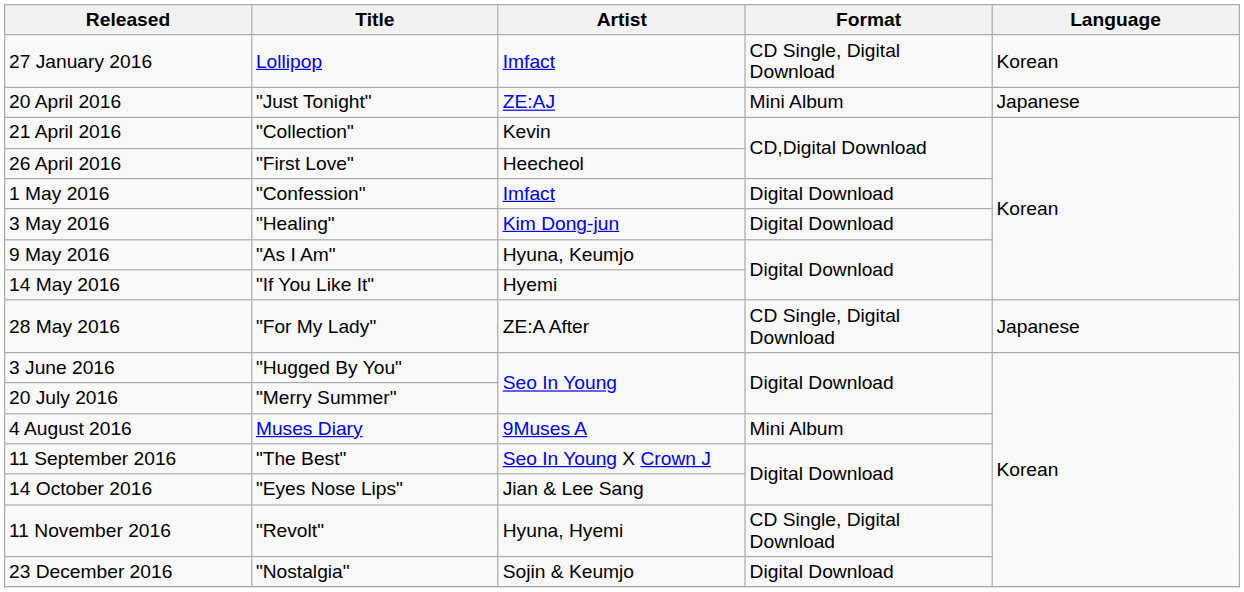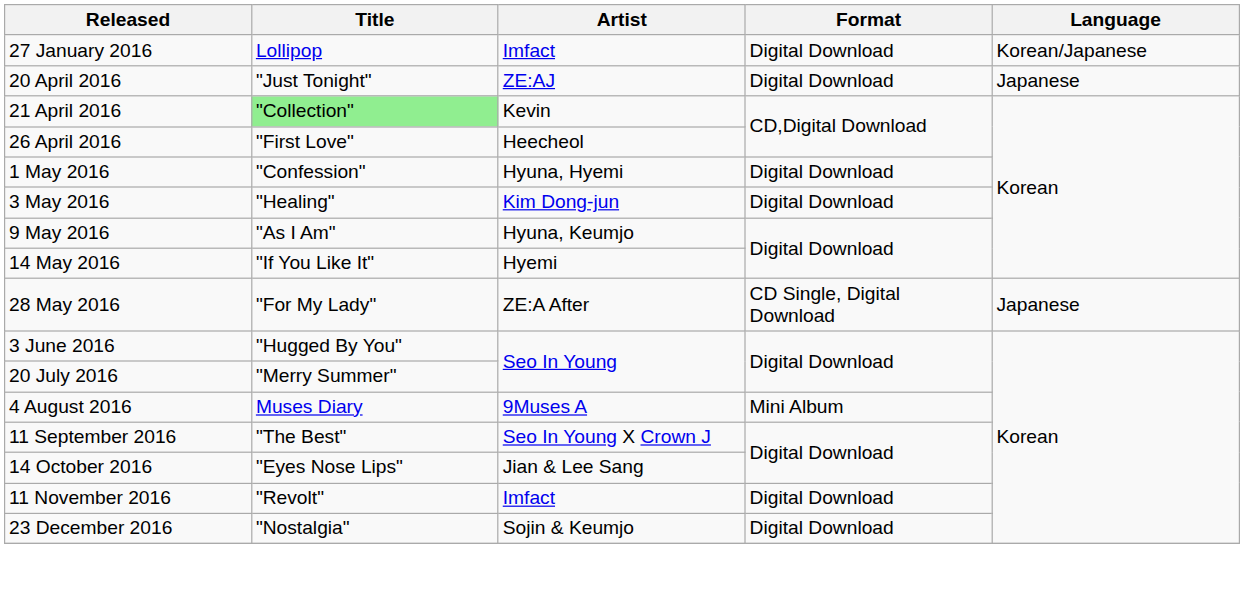(825, 60) CD Single, Digital Download -> (822, 50) Digital Download
(1027, 60) Korean -> (1072, 50) Korean/Japanese
(797, 102) Mini Album -> (822, 80) Digital Download
(305, 132) no background -> (305, 111) lightgreen background
(529, 193) Imfact -> (563, 171) Hyuna, Hyemi
(563, 530) Hyuna, Hyemi -> (529, 498) Imfact
(825, 530) CD Single, Digital Download -> (822, 498) Digital Download
